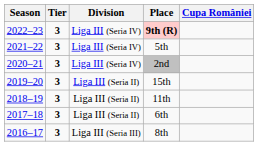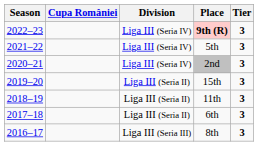columns swapped: (57, 13) <-> (217, 13)
